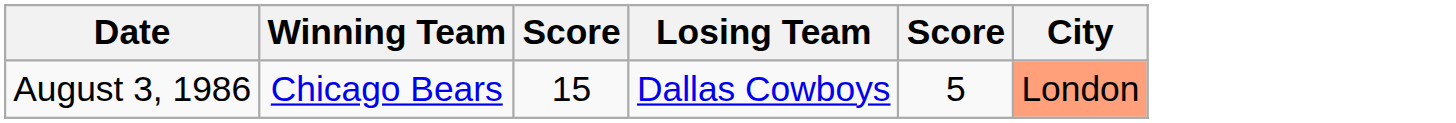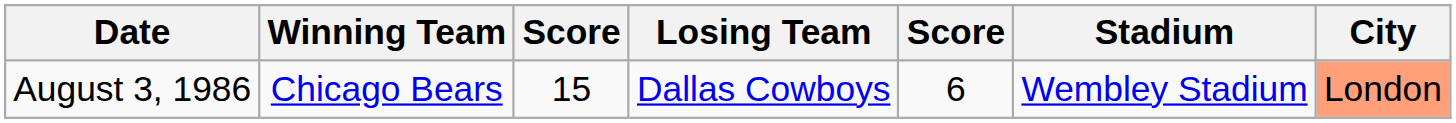+ column: (1165, 32)
(956, 88) 5 -> (956, 88) 6
